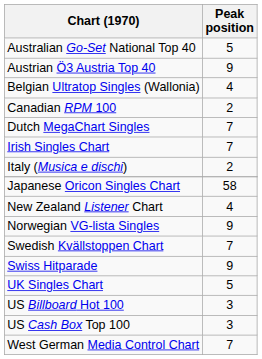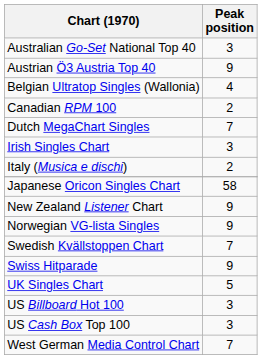(230, 48) 5 -> (230, 48) 3
(230, 147) 7 -> (230, 147) 3
(230, 206) 4 -> (230, 206) 9
